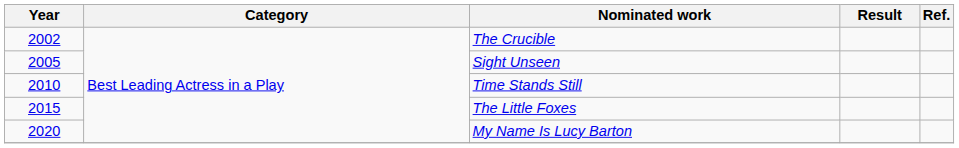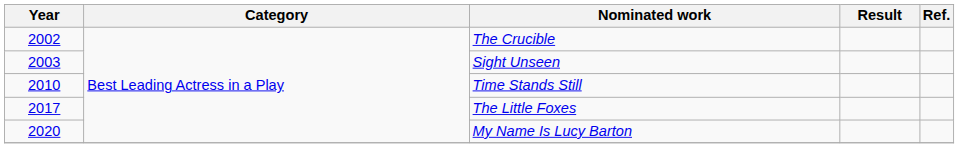(44, 62) 2005 -> (44, 62) 2003
(44, 108) 2015 -> (44, 108) 2017
